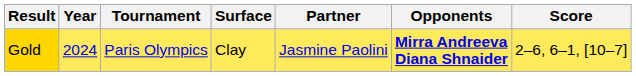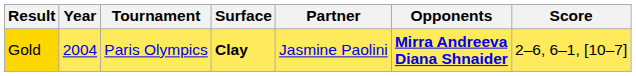(80, 50) 2024 -> (80, 50) 2004
(231, 50) normal -> (231, 50) bold
